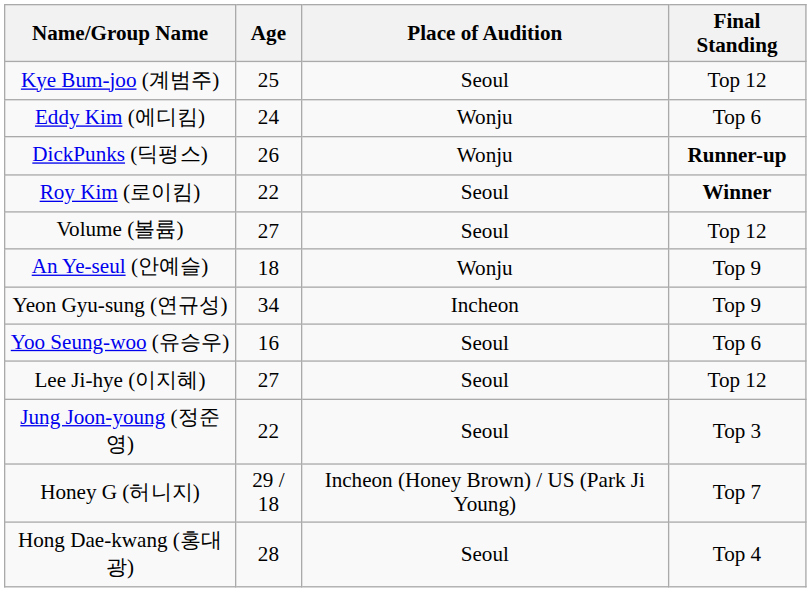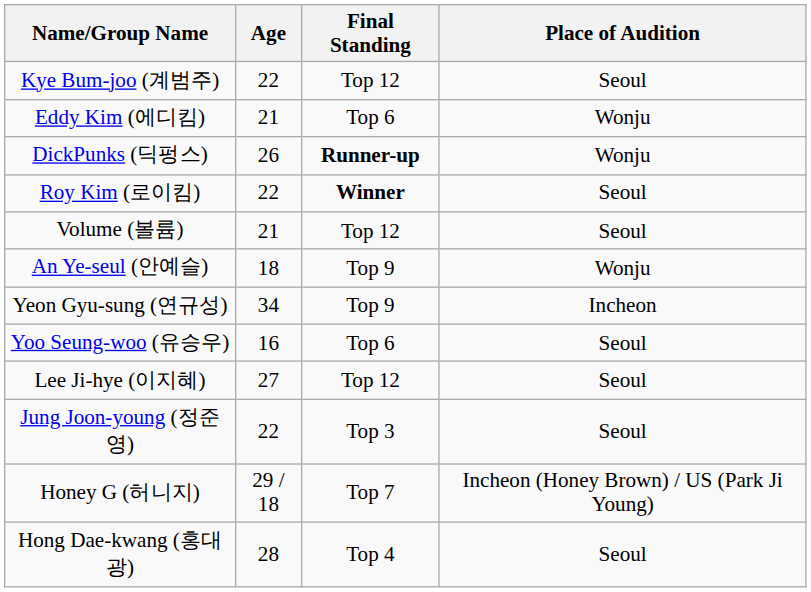columns swapped: (485, 33) <-> (737, 33)
(268, 80) 25 -> (268, 80) 22
(268, 117) 24 -> (268, 117) 21
(268, 230) 27 -> (268, 230) 21
